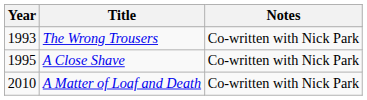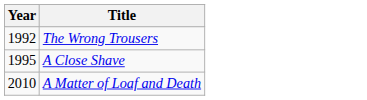- column: (283, 15)
(22, 38) 1993 -> (22, 38) 1992
